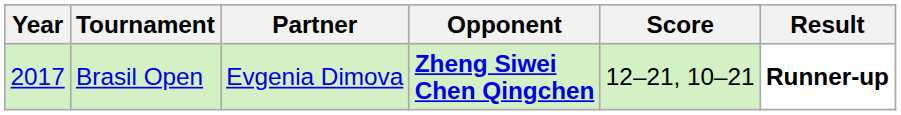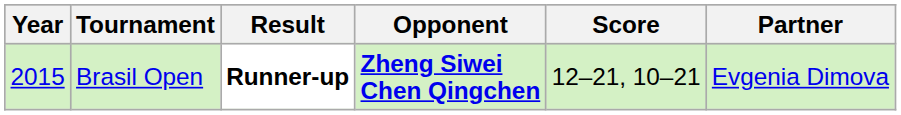columns swapped: (315, 24) <-> (827, 24)
(38, 76) 2017 -> (38, 76) 2015
